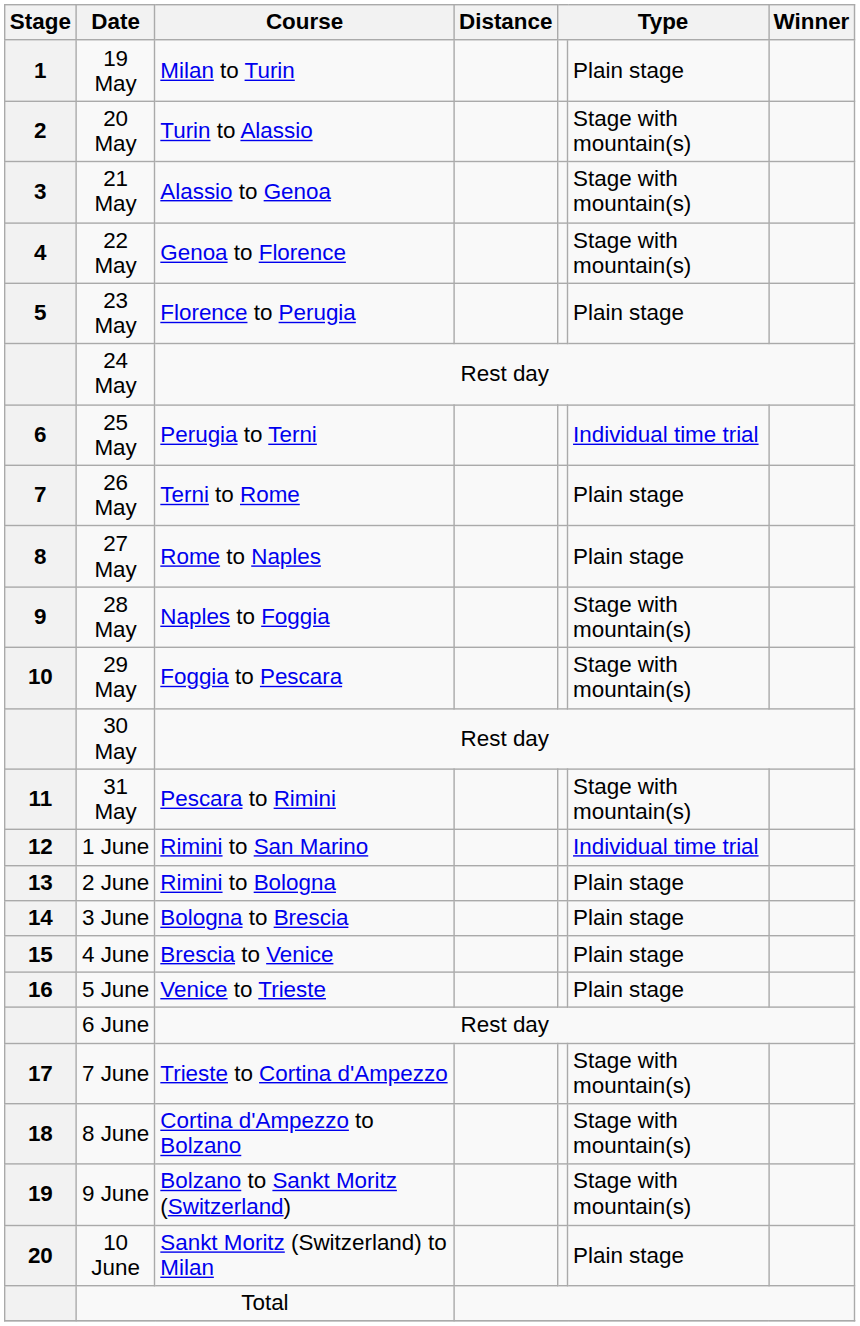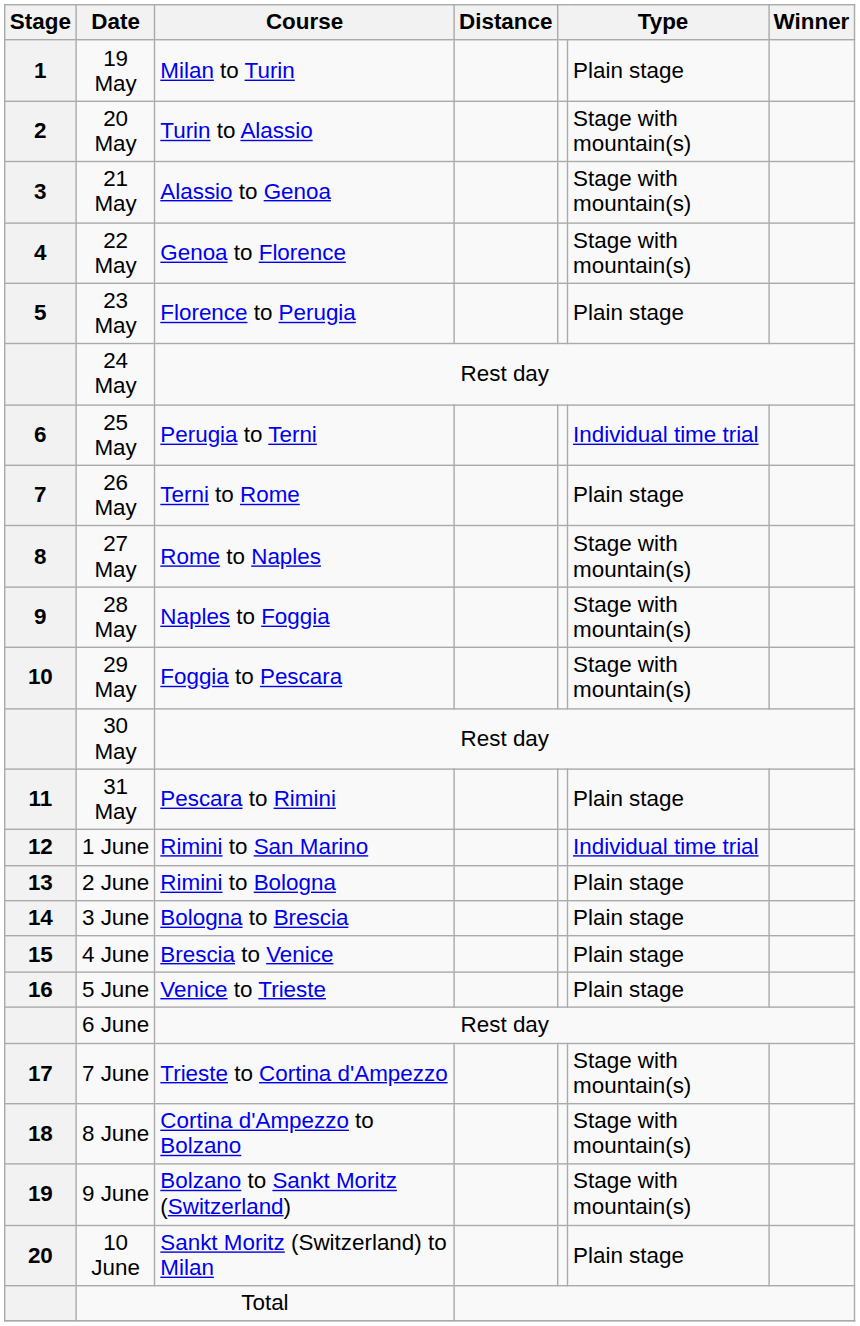(628, 556) Plain stage -> (632, 556) Stage with mountain(s)
(632, 799) Stage with mountain(s) -> (628, 799) Plain stage
